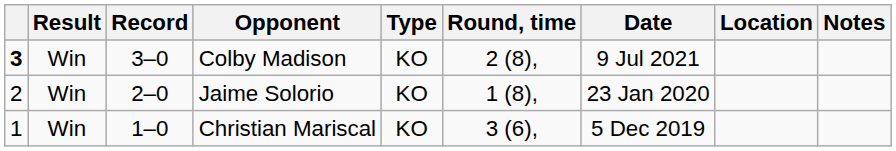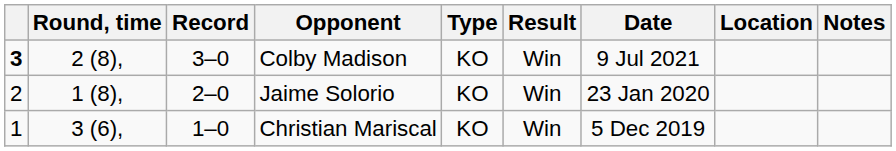columns swapped: (67, 23) <-> (512, 23)
